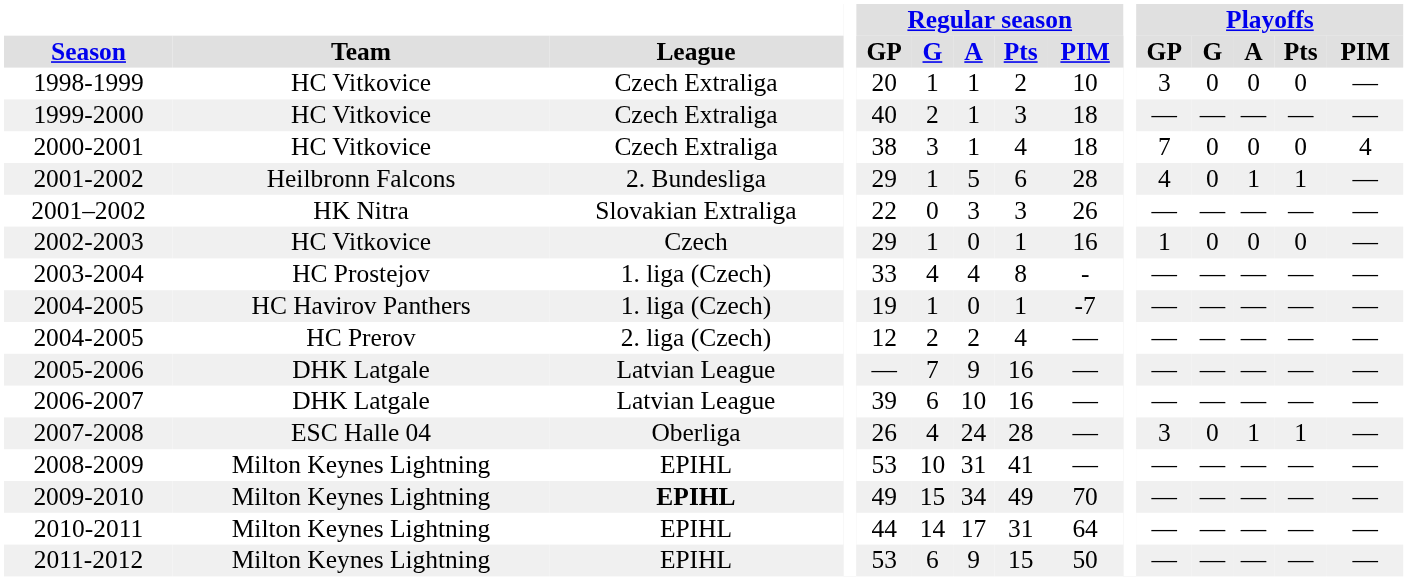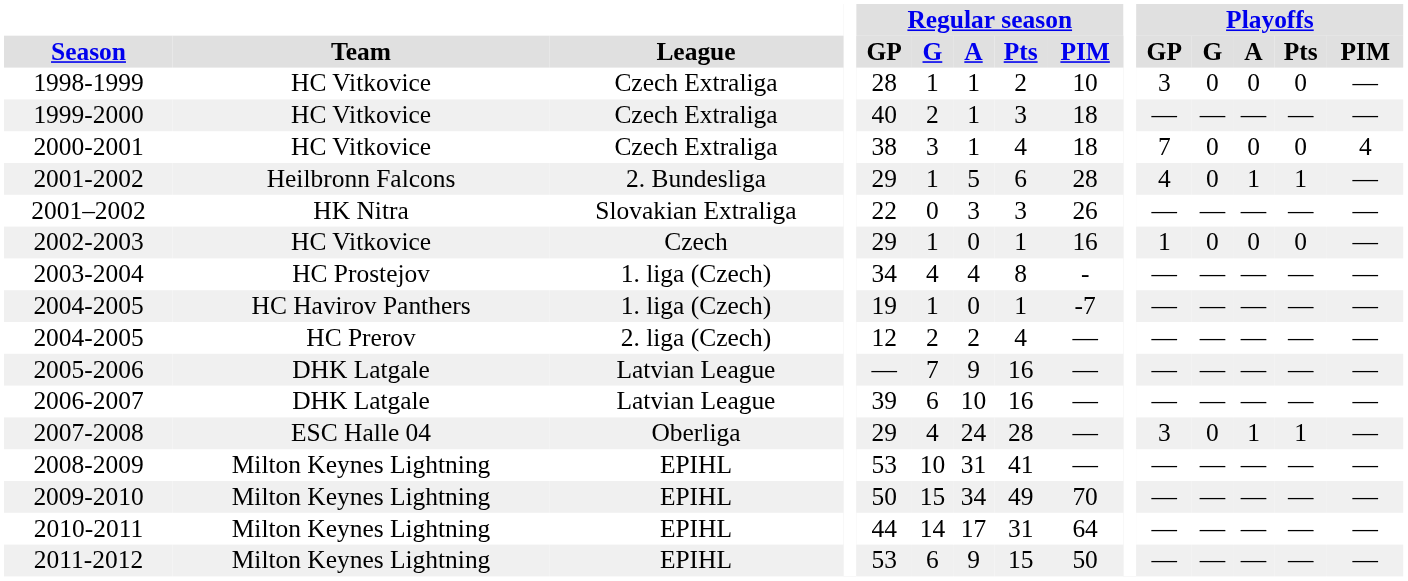(884, 83) 20 -> (884, 83) 28
(884, 274) 33 -> (884, 274) 34
(884, 433) 26 -> (884, 433) 29
(696, 496) bold -> (696, 496) normal
(884, 496) 49 -> (884, 496) 50
